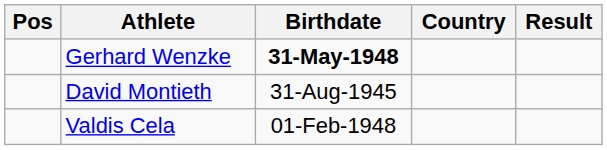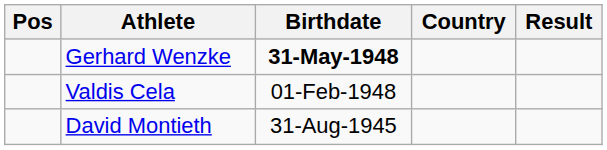rows swapped: (120, 126) <-> (139, 91)
